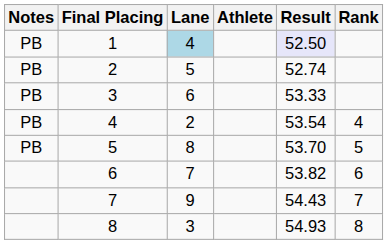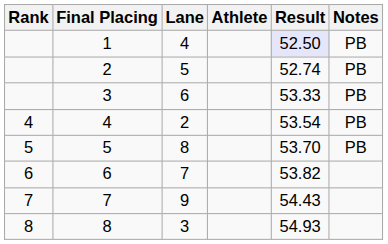columns swapped: (359, 17) <-> (31, 17)
(190, 43) lightblue background -> (185, 43) no background
